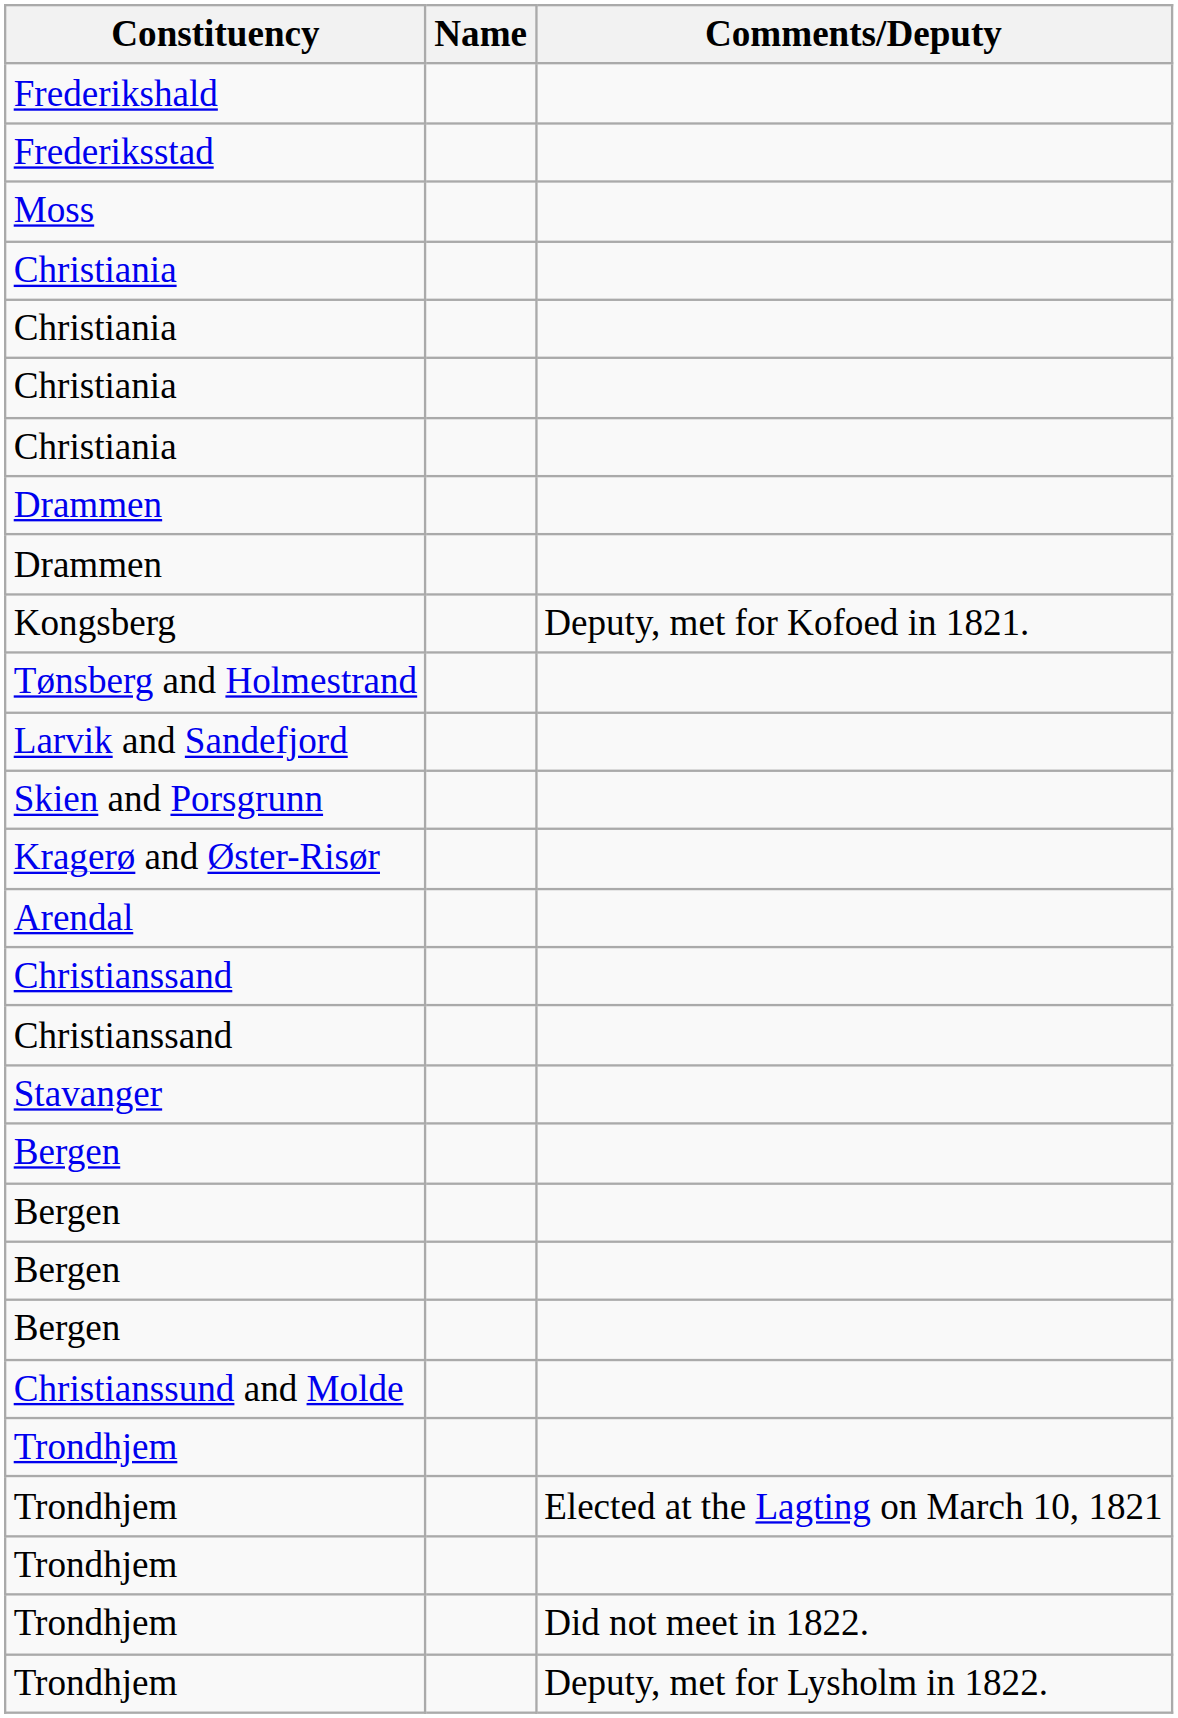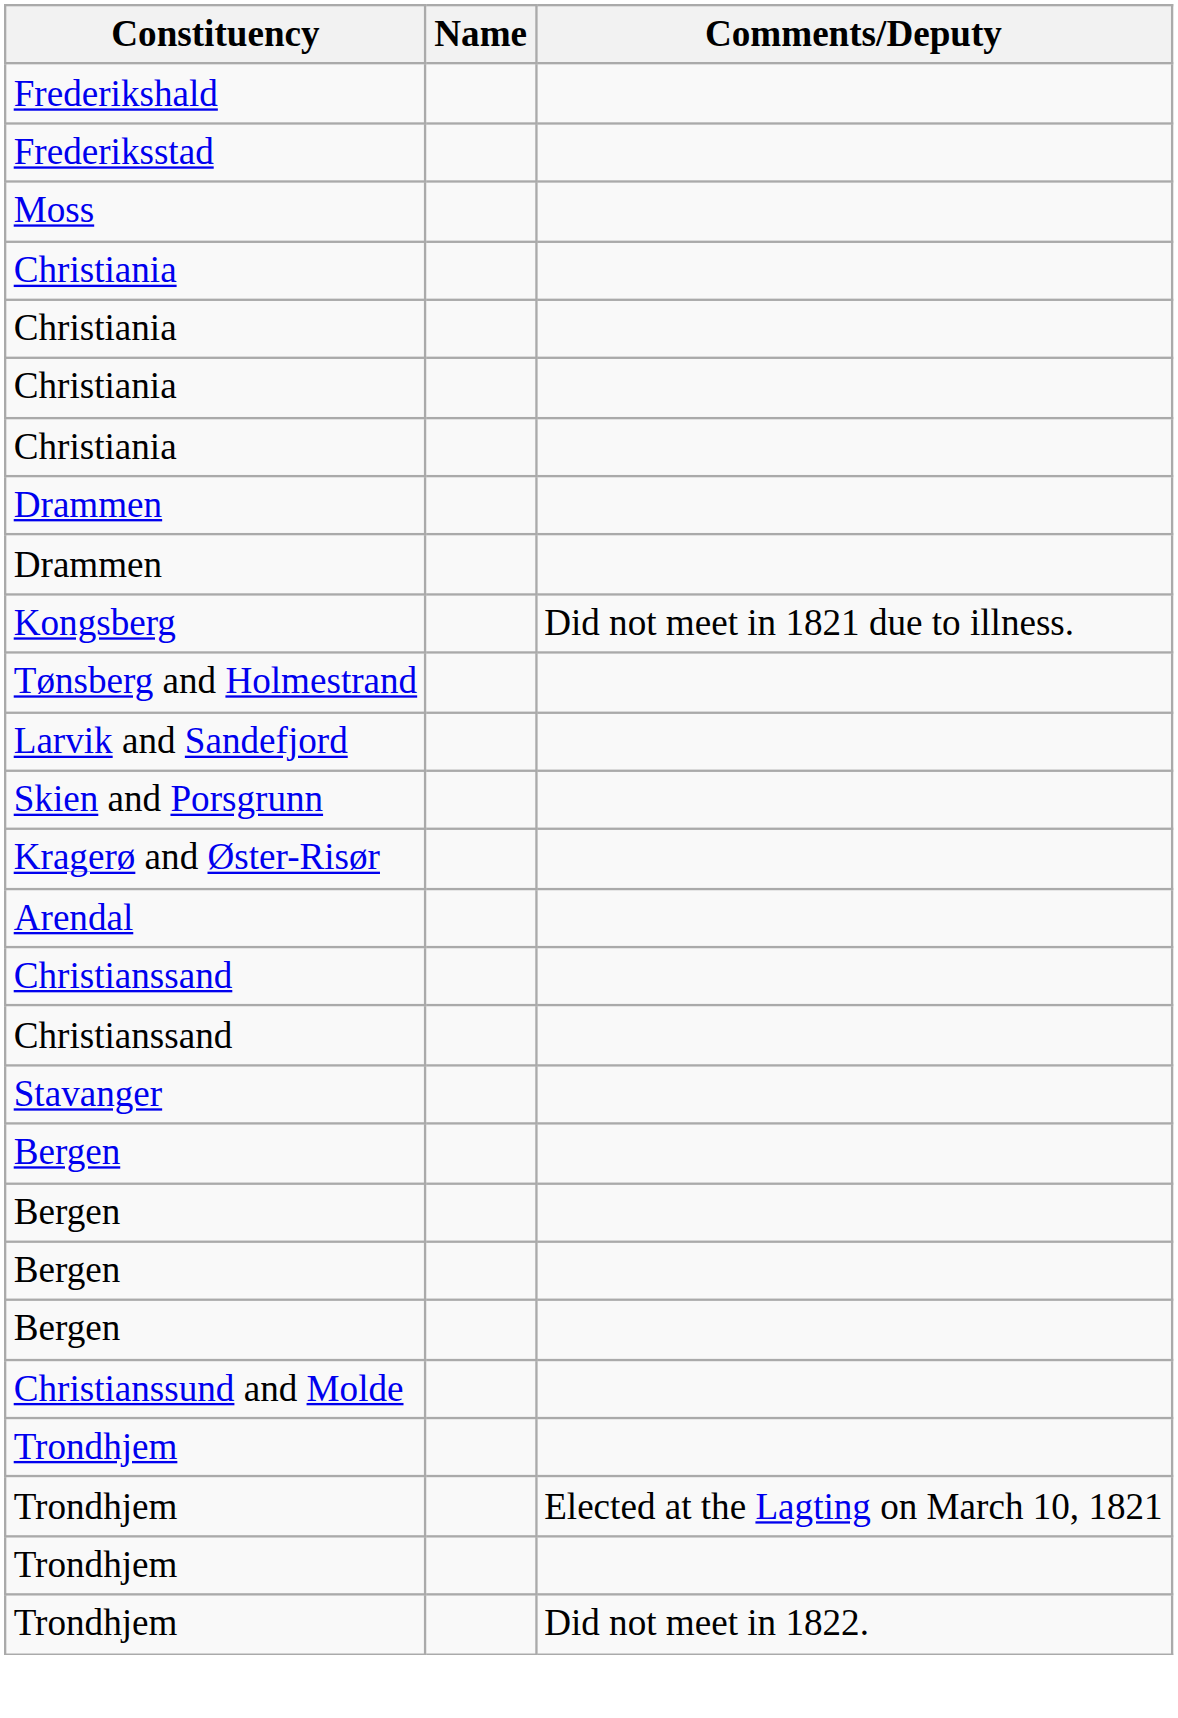+ row: (95, 622)
- row: (95, 622)
- row: (96, 1682)
